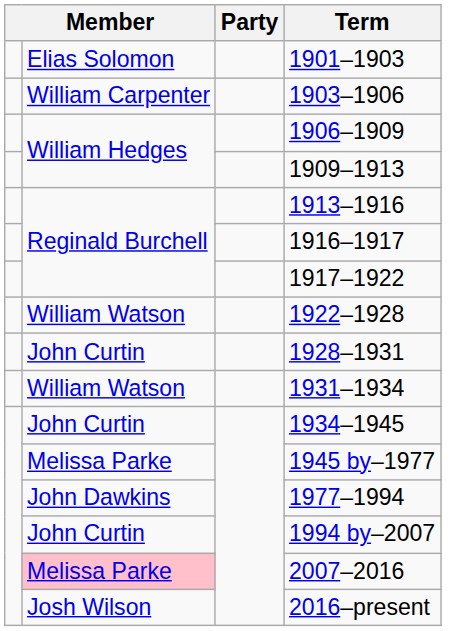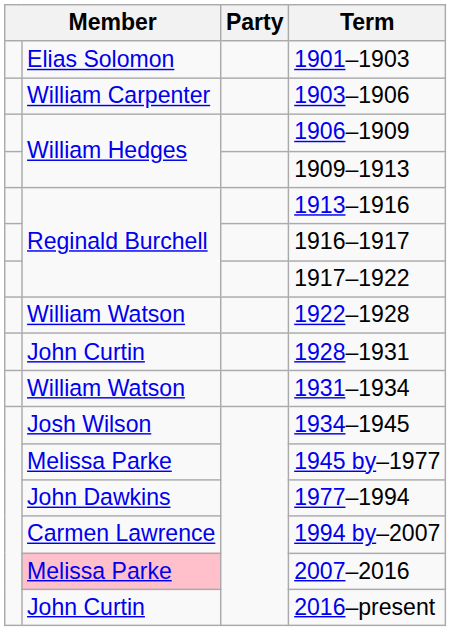(86, 424) John Curtin -> (89, 424) Josh Wilson
(86, 534) John Curtin -> (121, 534) Carmen Lawrence
(89, 607) Josh Wilson -> (86, 607) John Curtin
